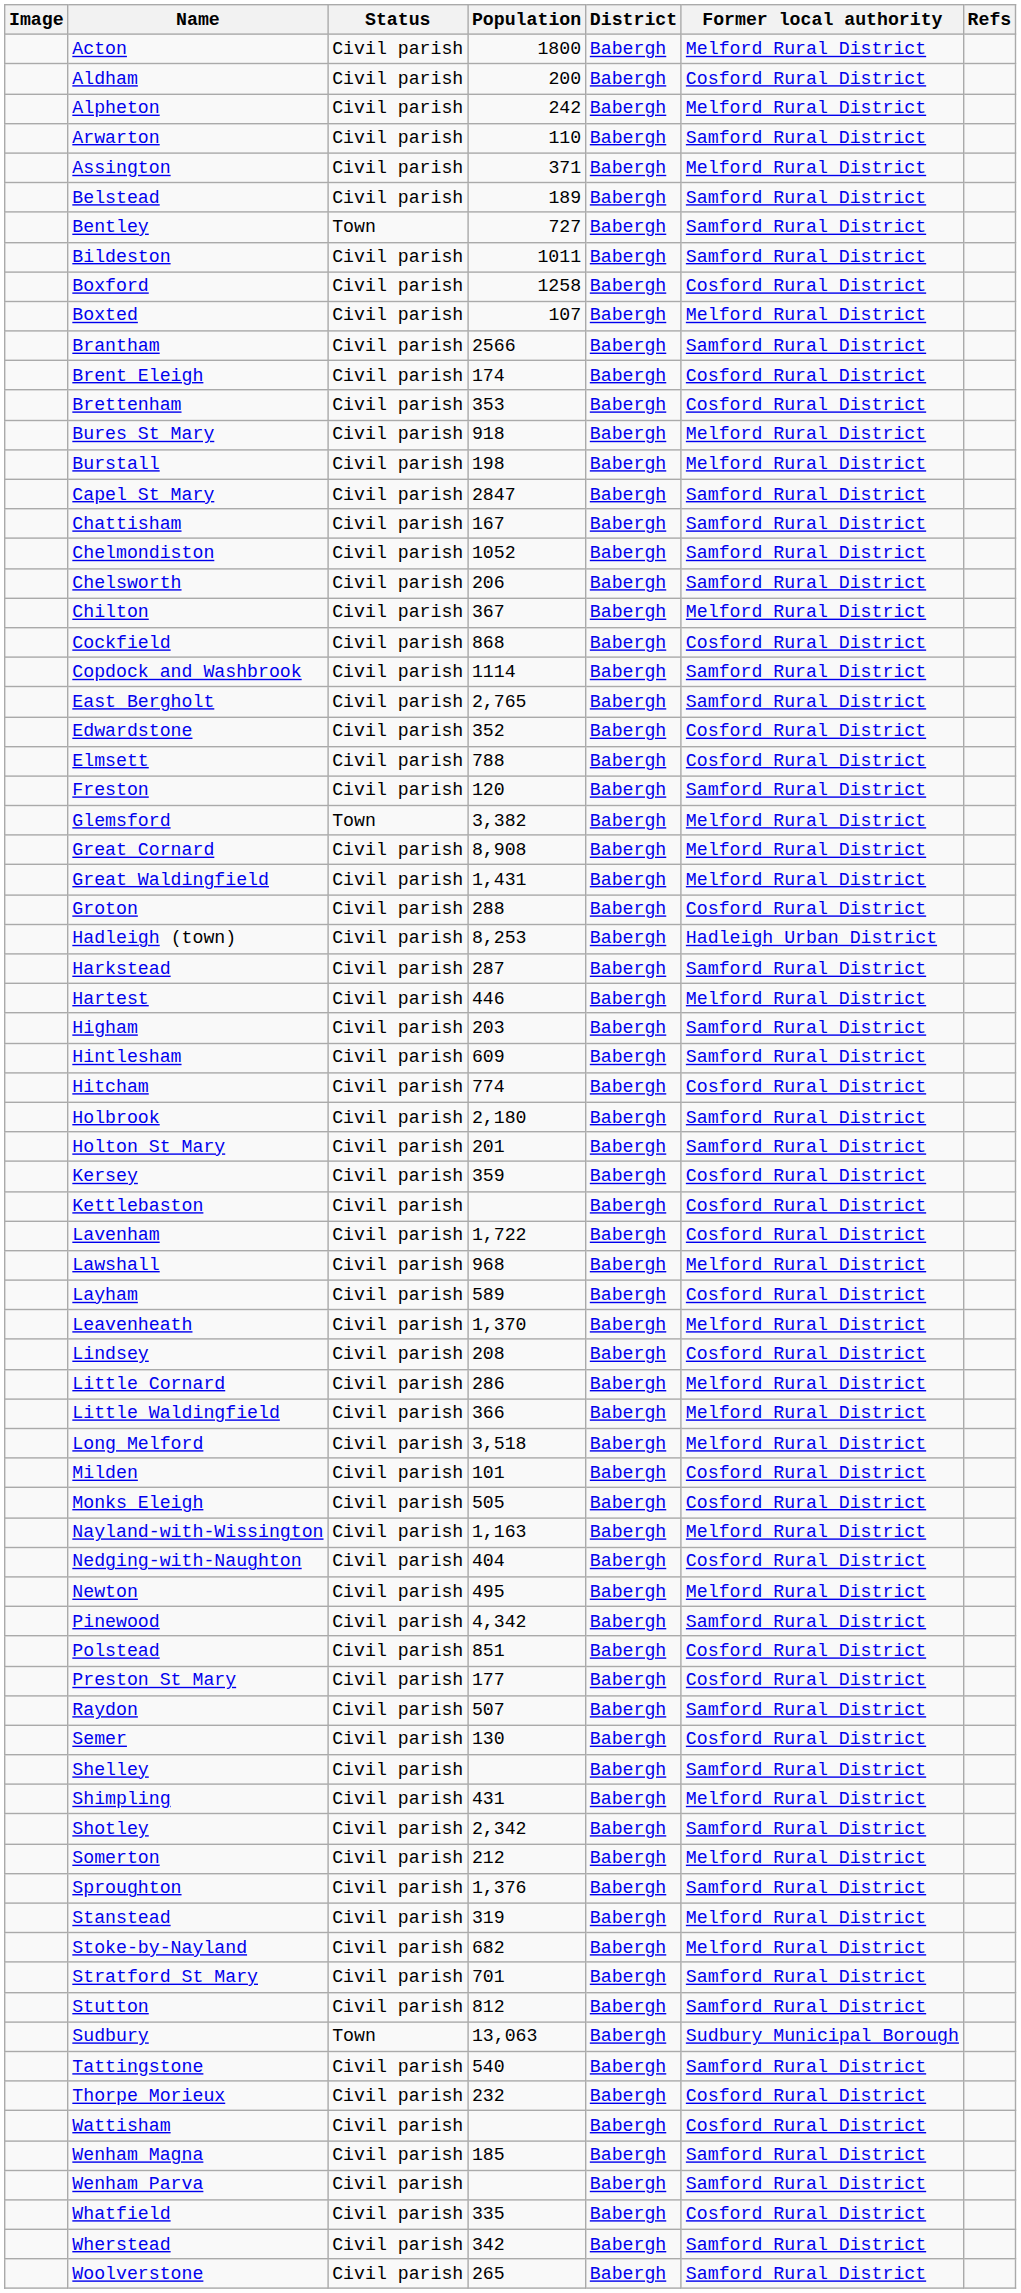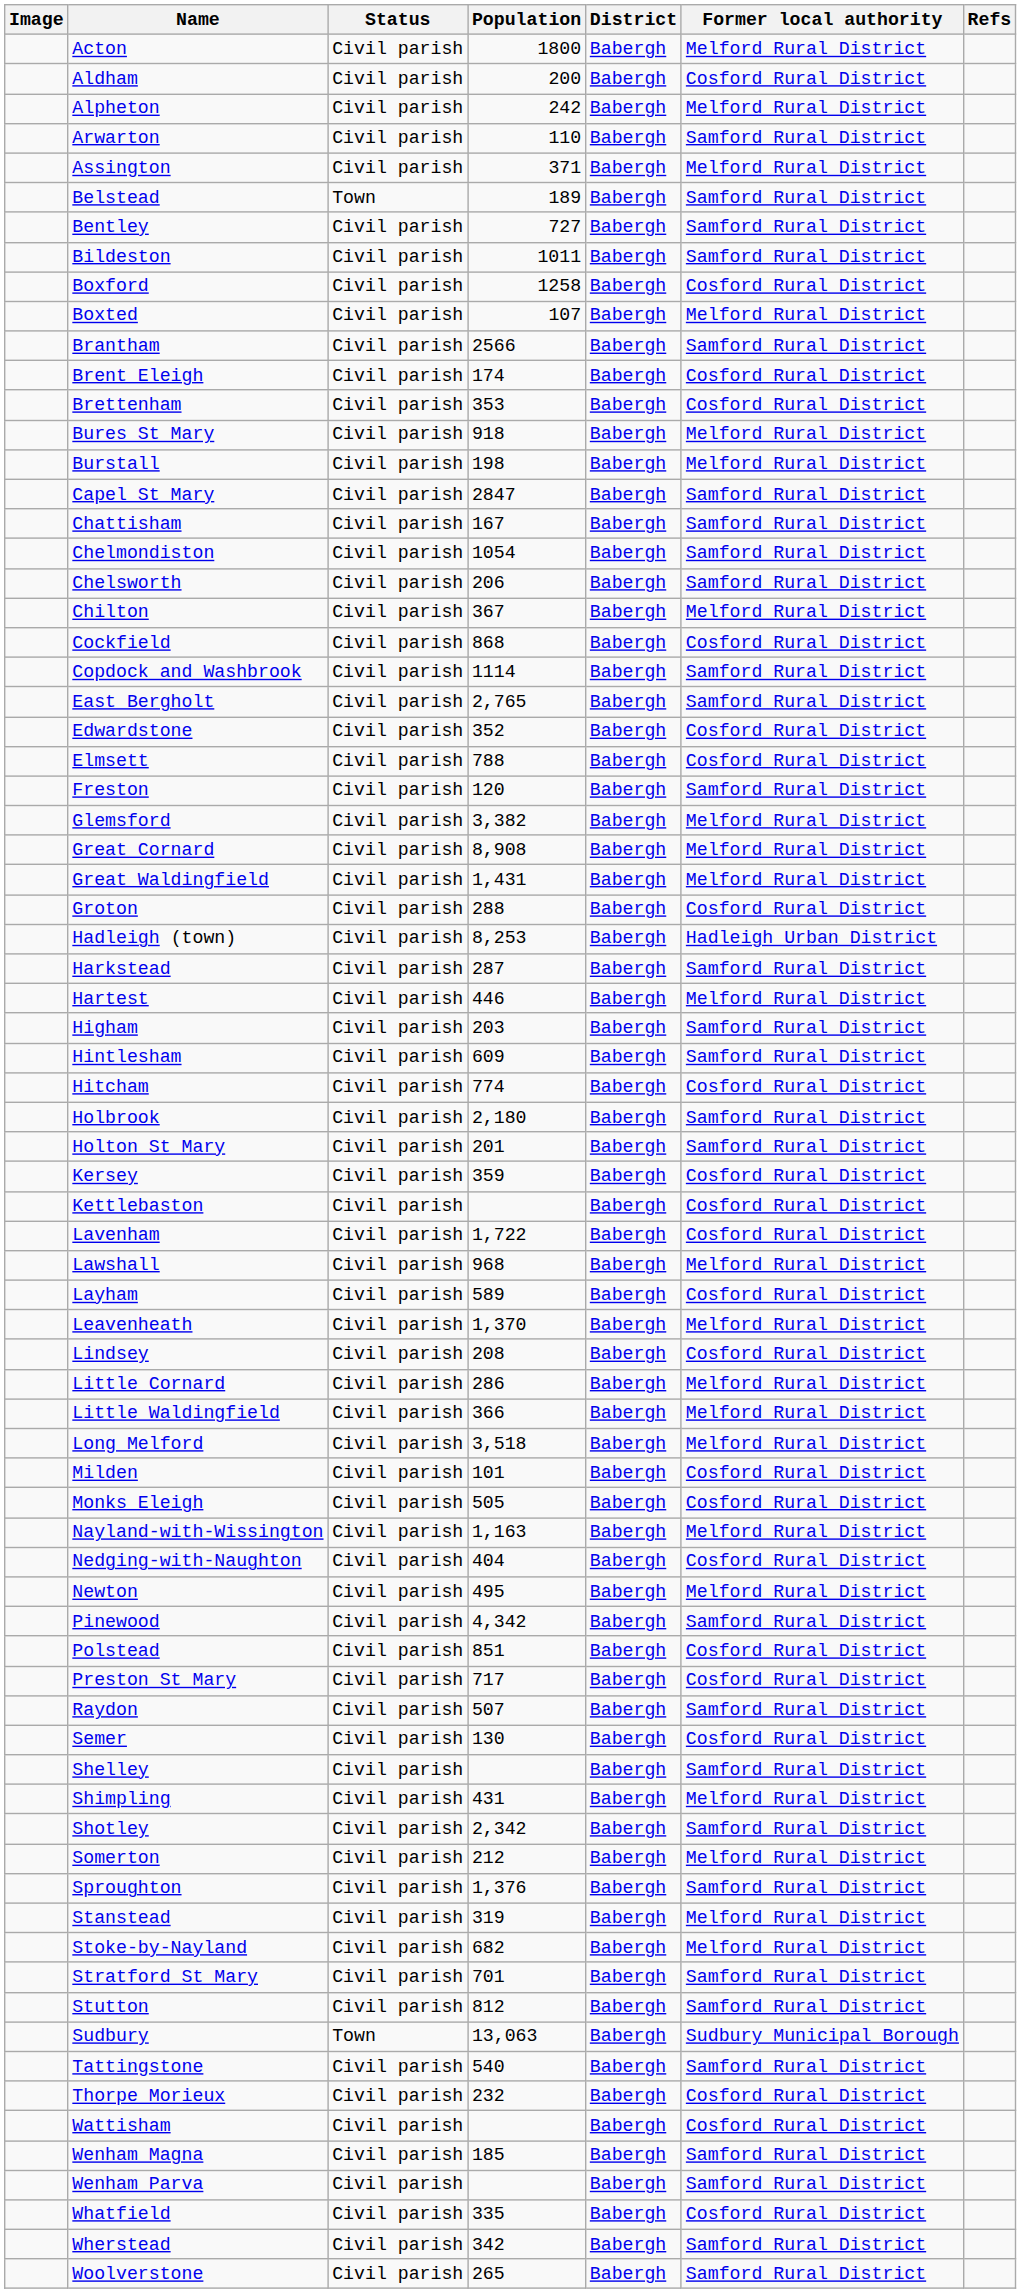(398, 198) Civil parish -> (354, 198) Town
(354, 227) Town -> (398, 227) Civil parish
(494, 553) 1052 -> (494, 553) 1054
(354, 820) Town -> (398, 820) Civil parish
(488, 1681) 177 -> (488, 1681) 717
